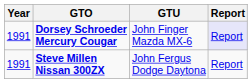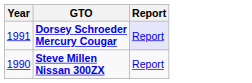- column: (169, 13)
(19, 64) 1991 -> (19, 64) 1990
